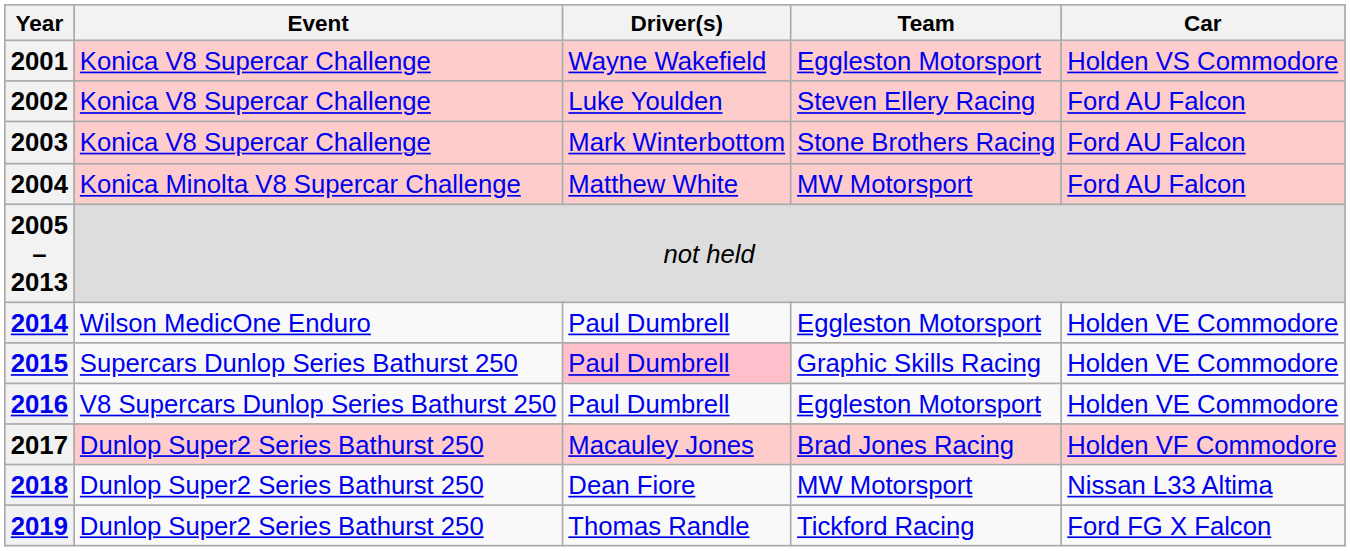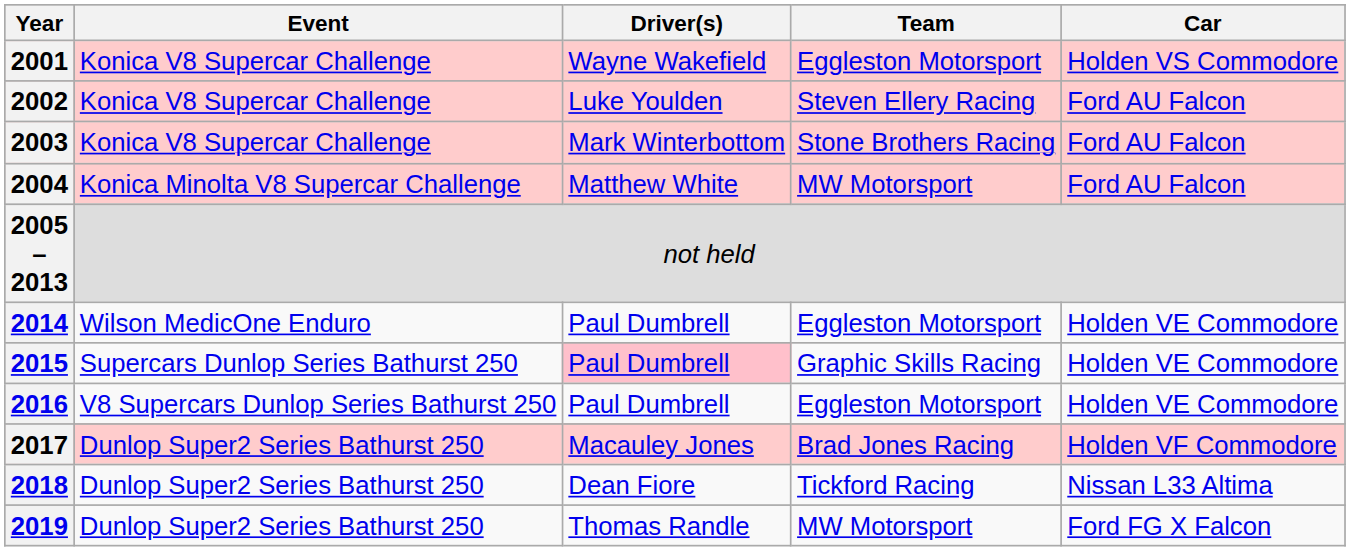(885, 485) MW Motorsport -> (886, 485) Tickford Racing
(886, 525) Tickford Racing -> (885, 525) MW Motorsport
